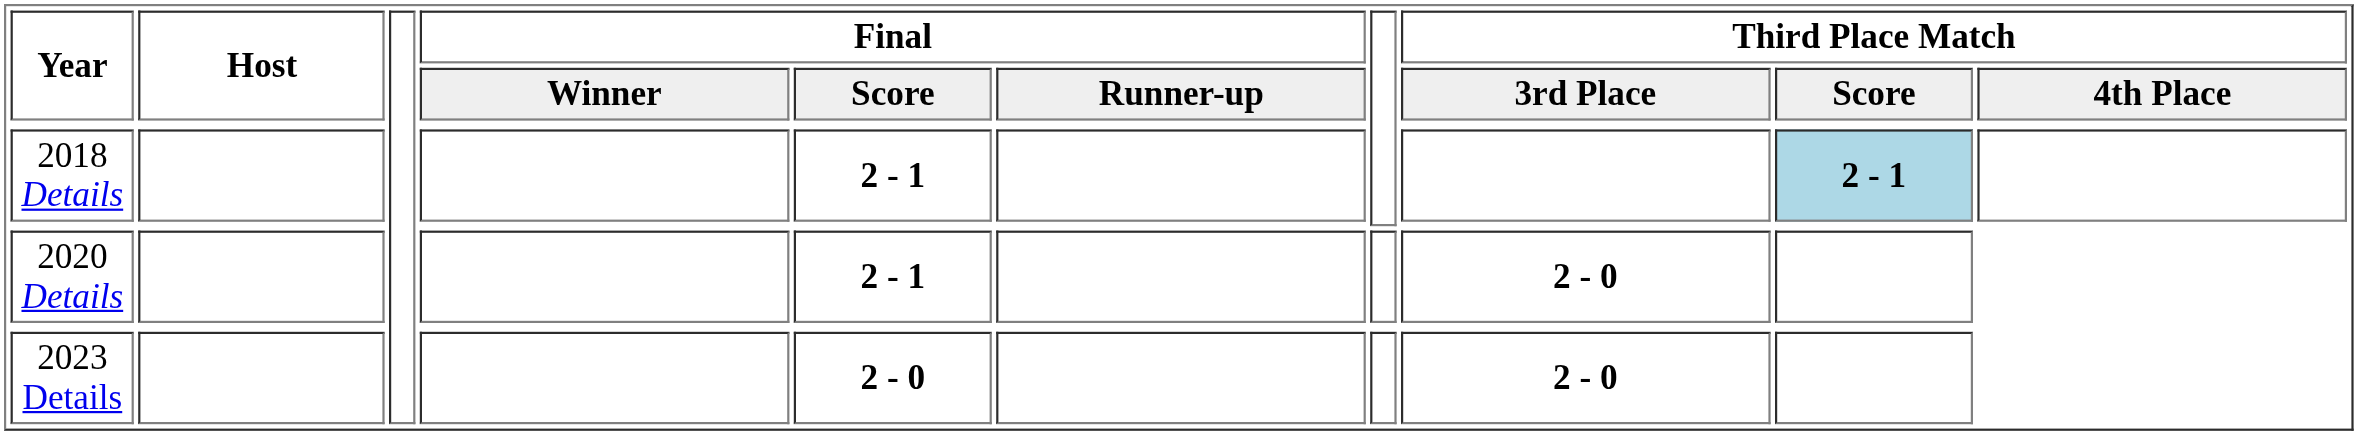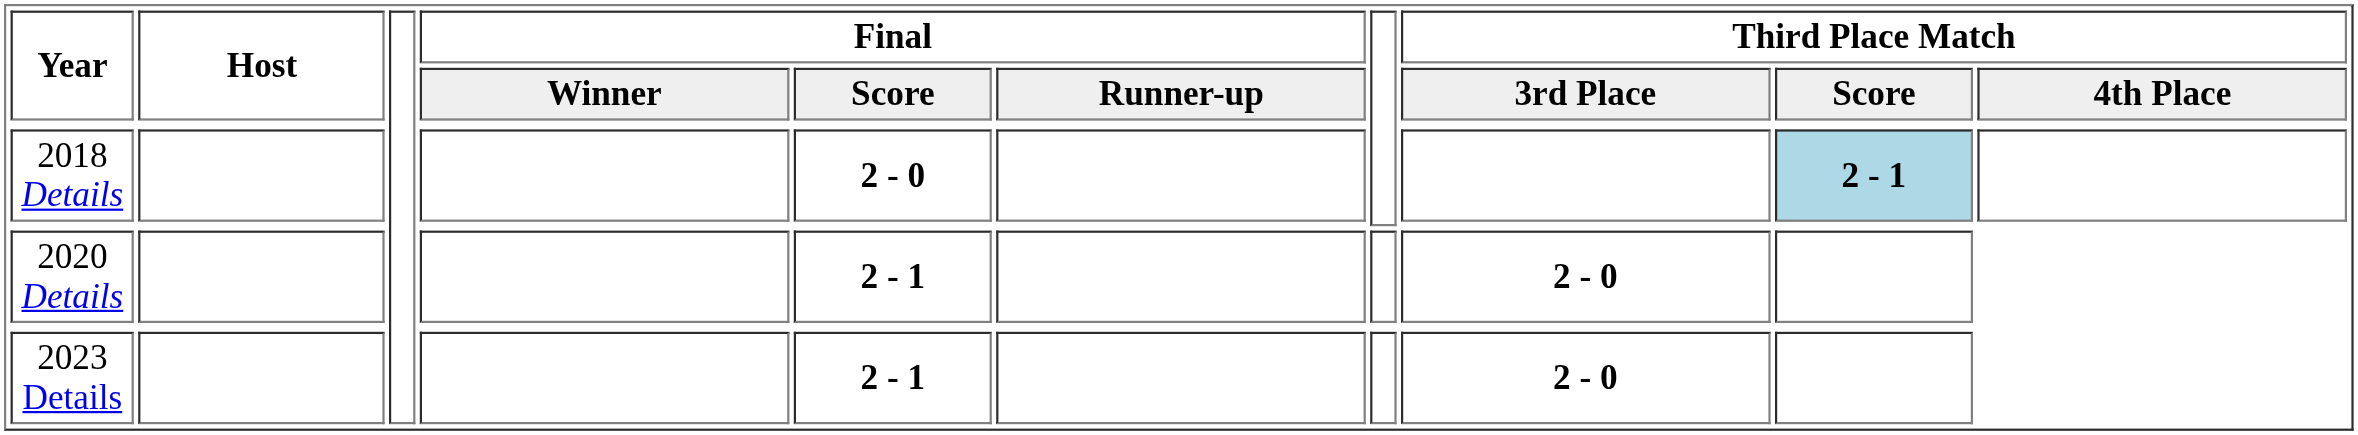(893, 174) 2 - 1 -> (893, 174) 2 - 0
(893, 377) 2 - 0 -> (893, 377) 2 - 1
